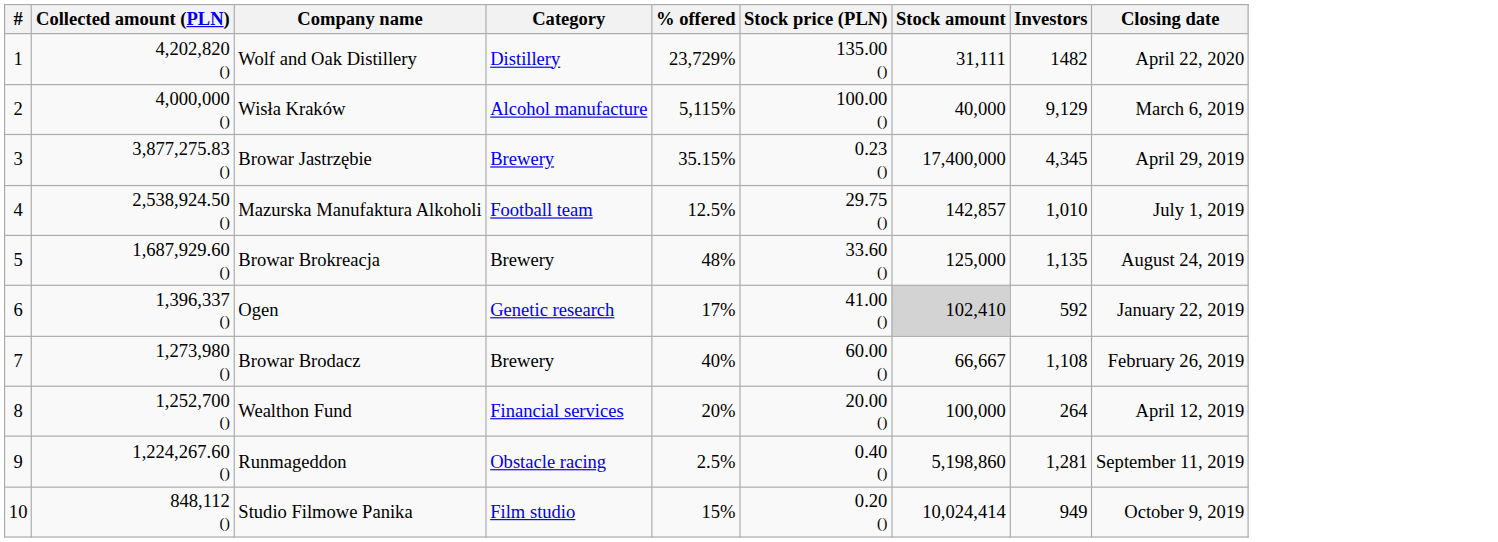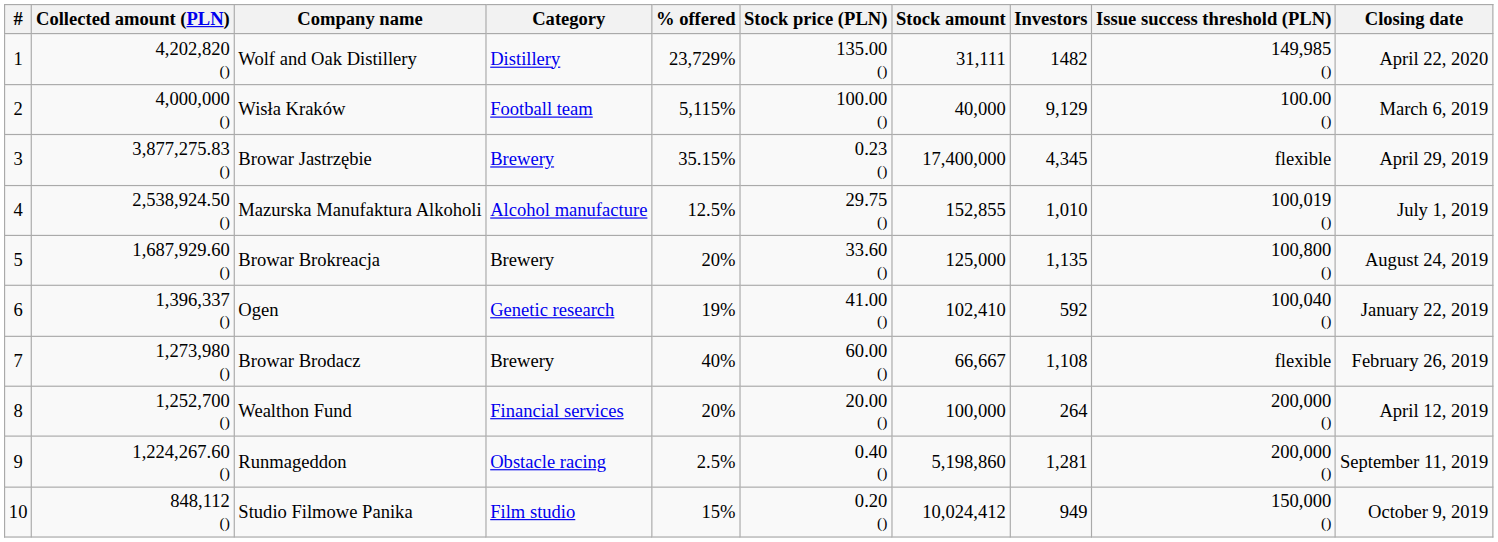+ column: (1214, 19)
(569, 109) Alcohol manufacture -> (541, 109) Football team
(541, 210) Football team -> (569, 210) Alcohol manufacture
(976, 210) 142,857 -> (976, 210) 152,855
(718, 260) 48% -> (718, 260) 20%
(718, 310) 17% -> (718, 310) 19%
(976, 310) lightgrey background -> (976, 310) no background
(964, 511) 10,024,414 -> (964, 511) 10,024,412
